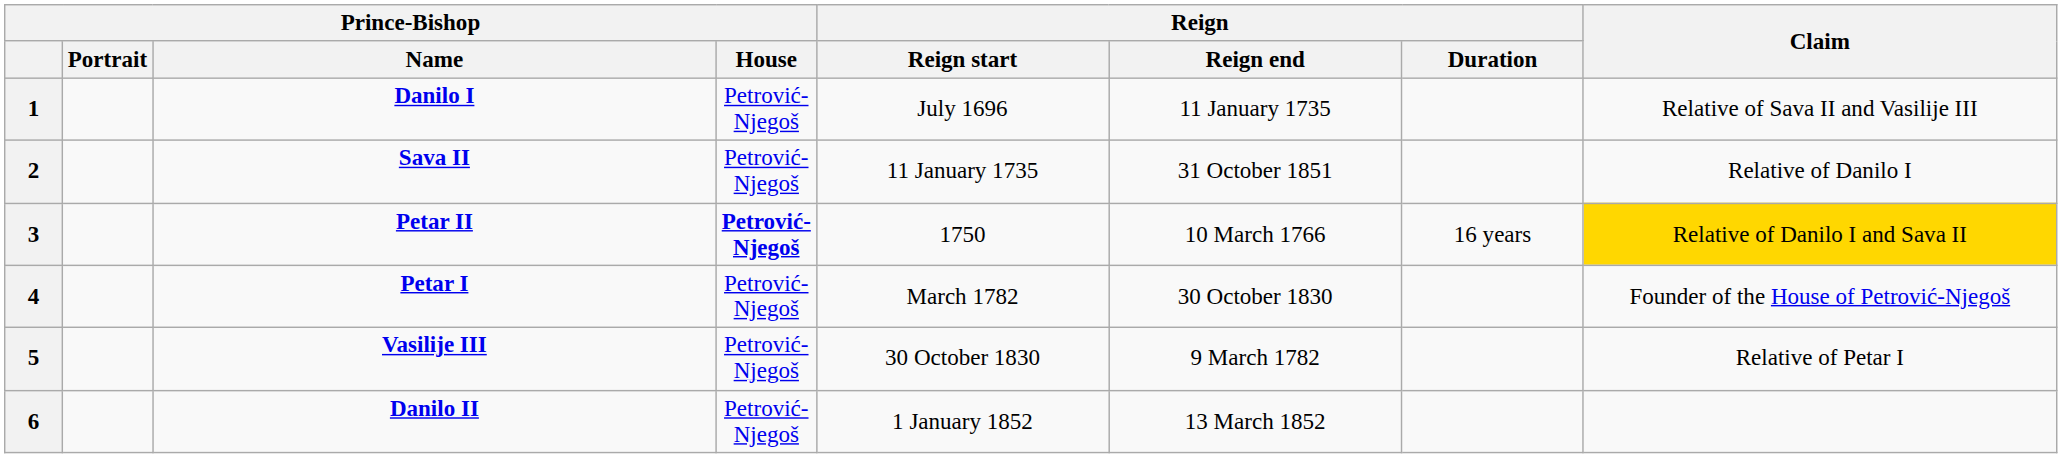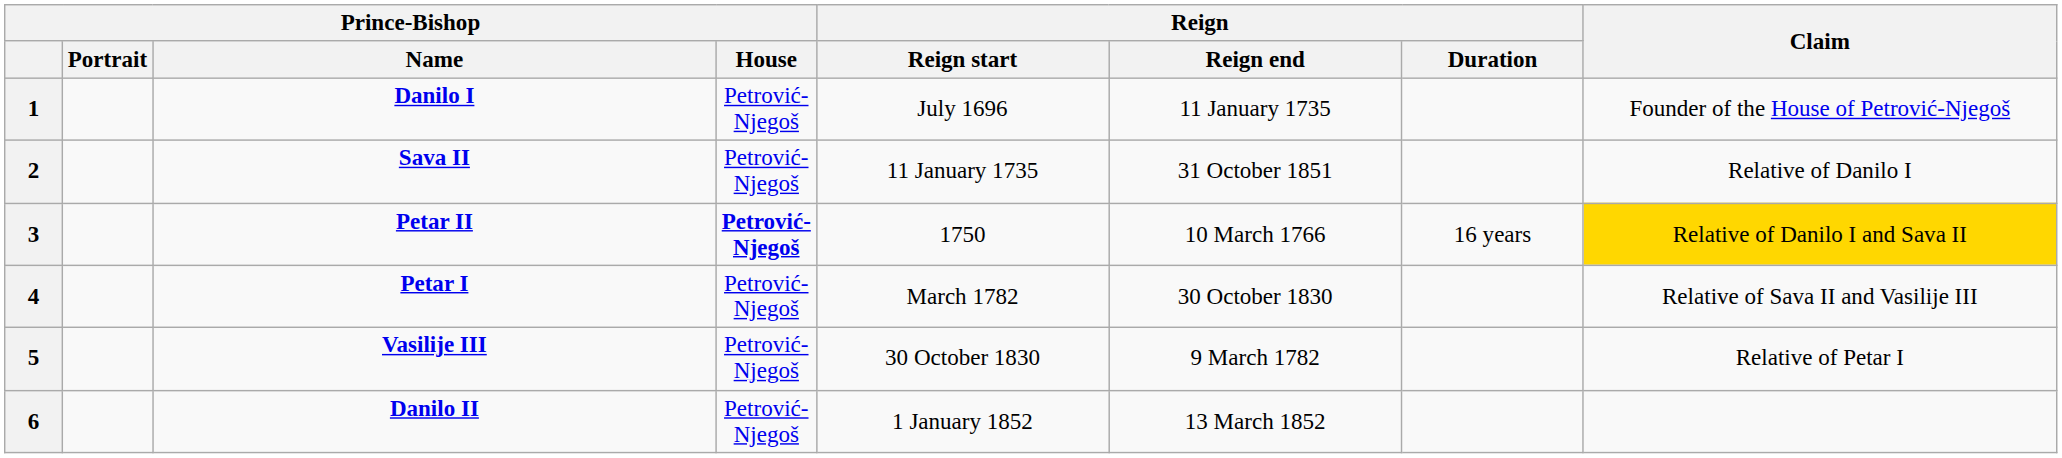(1820, 108) Relative of Sava II and Vasilije III -> (1820, 108) Founder of the House of Petrović-Njegoš
(1820, 296) Founder of the House of Petrović-Njegoš -> (1820, 296) Relative of Sava II and Vasilije III
